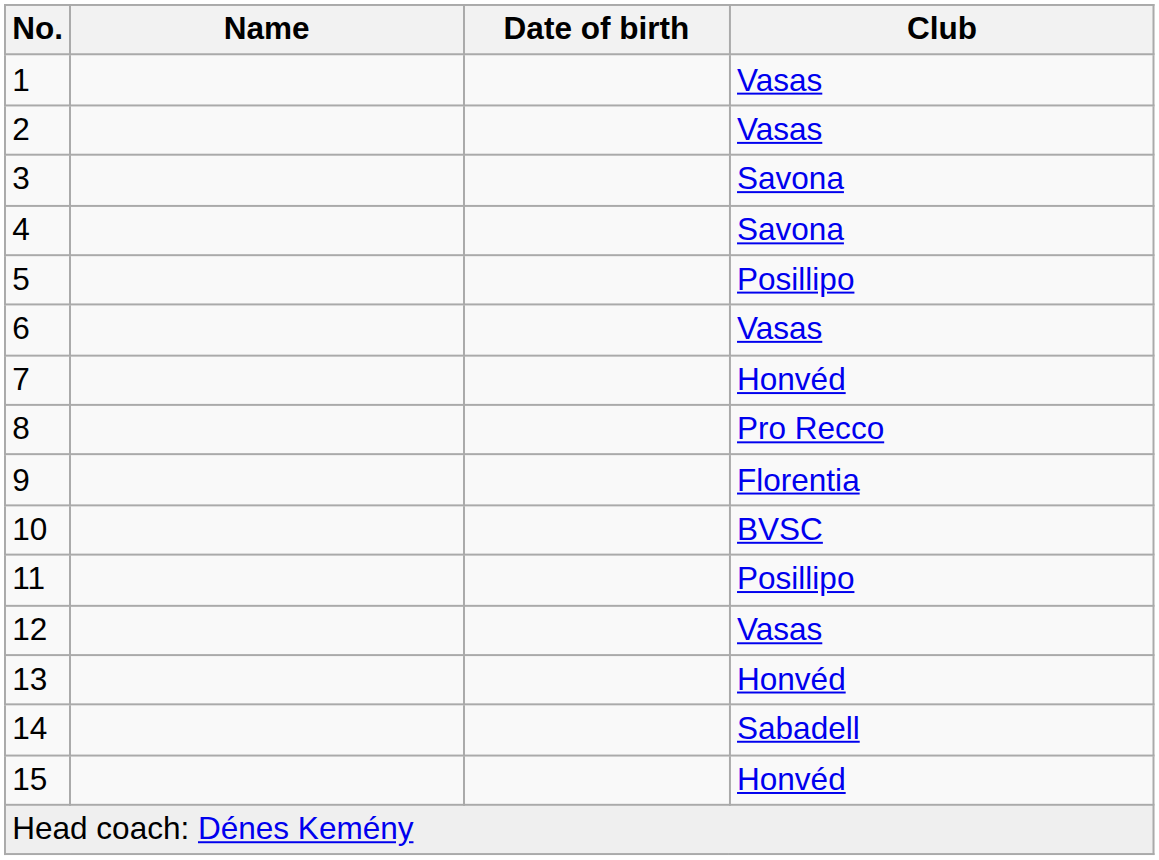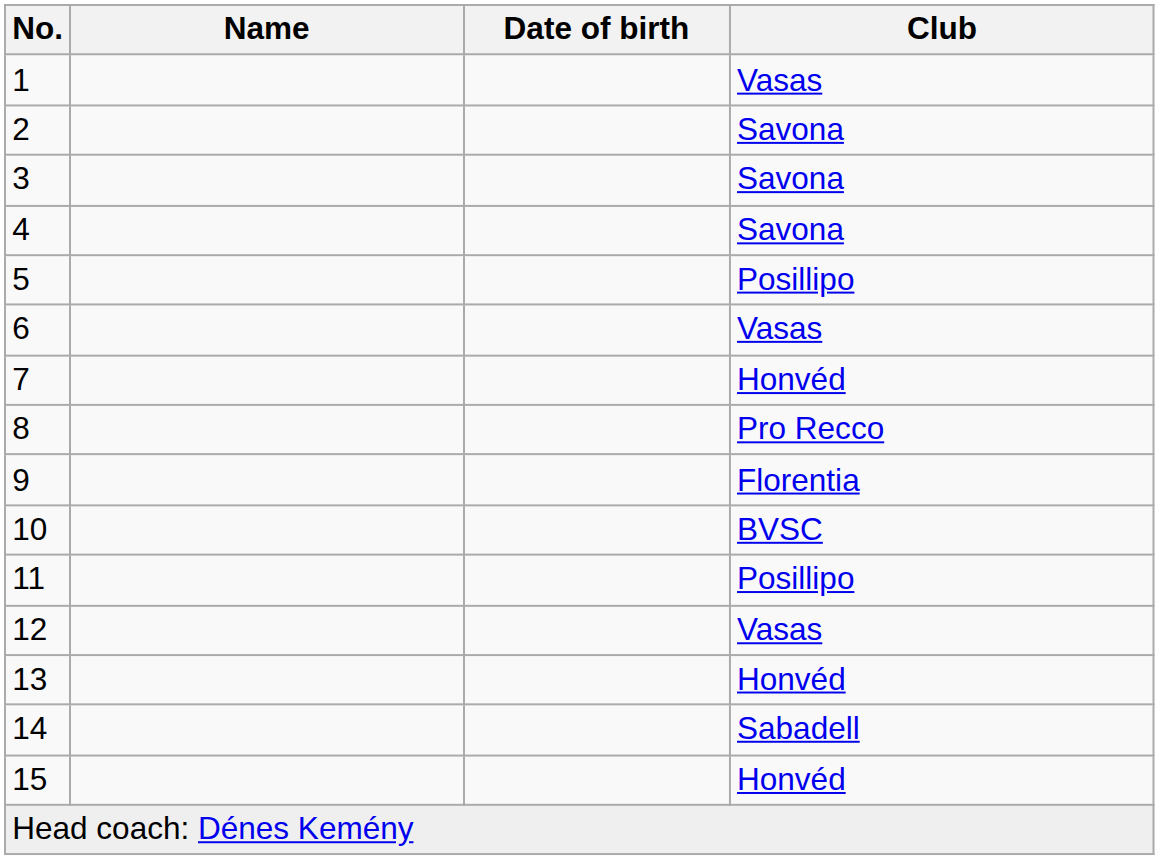(780, 129) Vasas -> (790, 129) Savona
